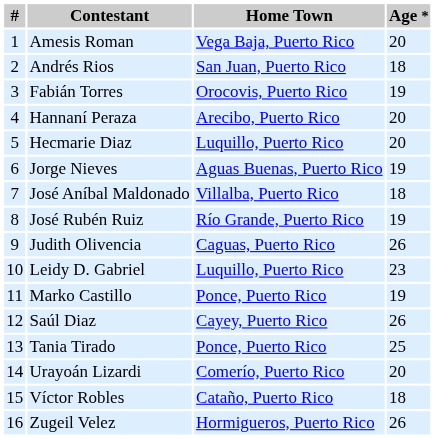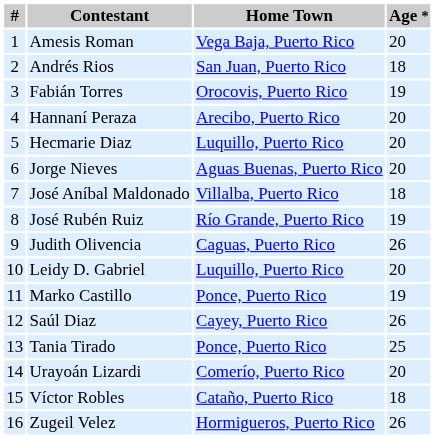(397, 168) 19 -> (397, 168) 20
(397, 270) 23 -> (397, 270) 20
